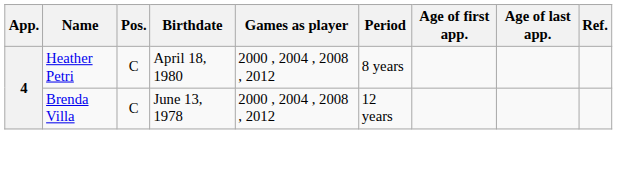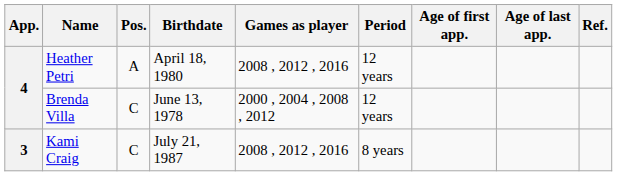(134, 67) C -> (134, 67) A
(293, 67) 2000 , 2004 , 2008 , 2012 -> (293, 67) 2008 , 2012 , 2016
(383, 67) 8 years -> (377, 67) 12 years
+ row: (62, 150)
